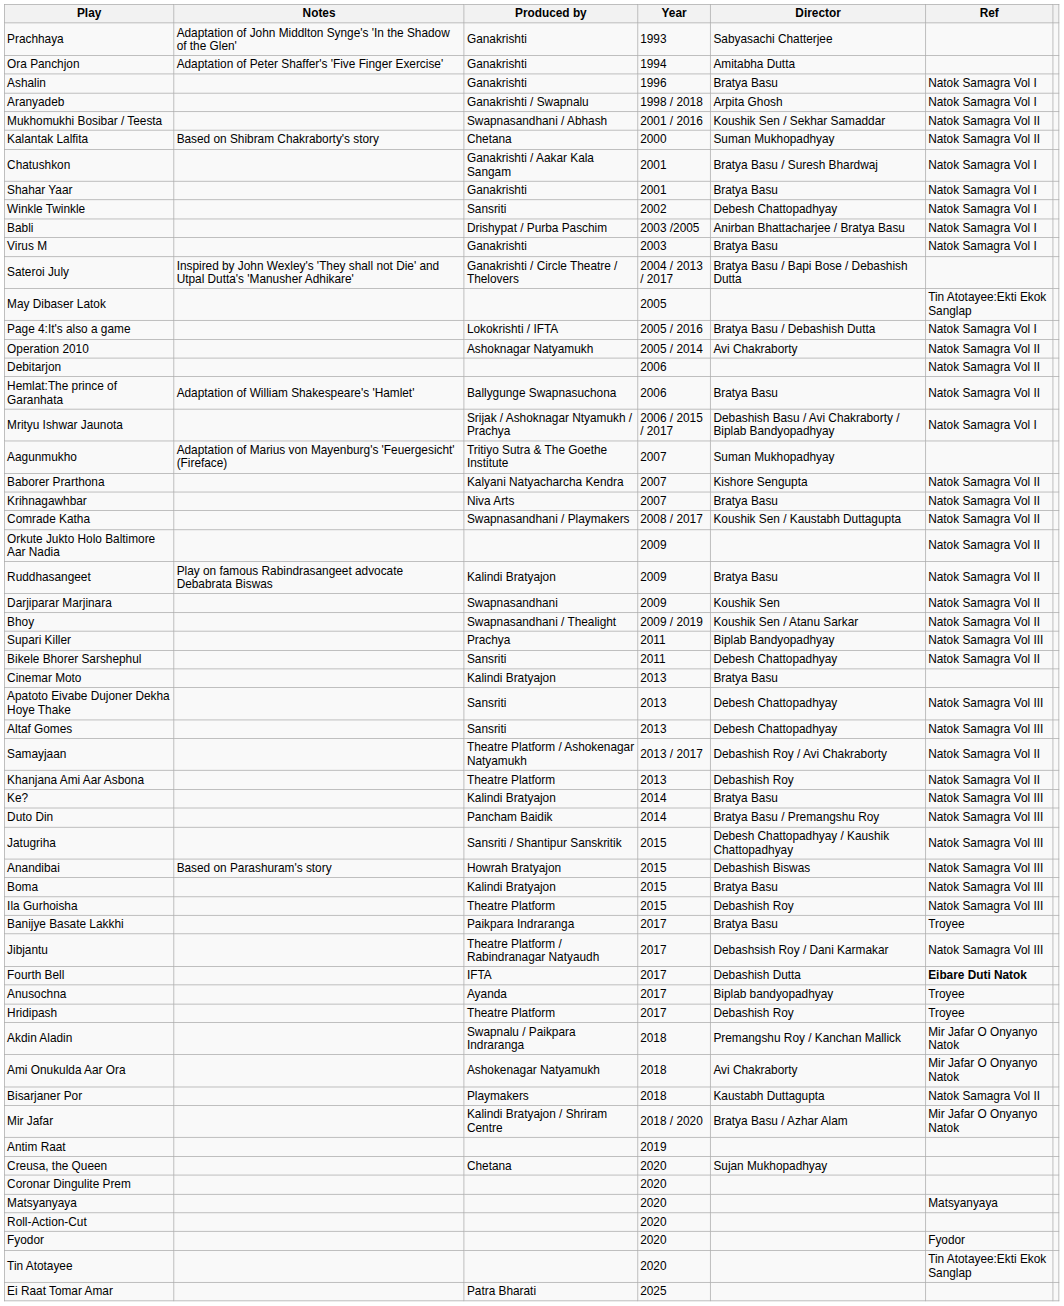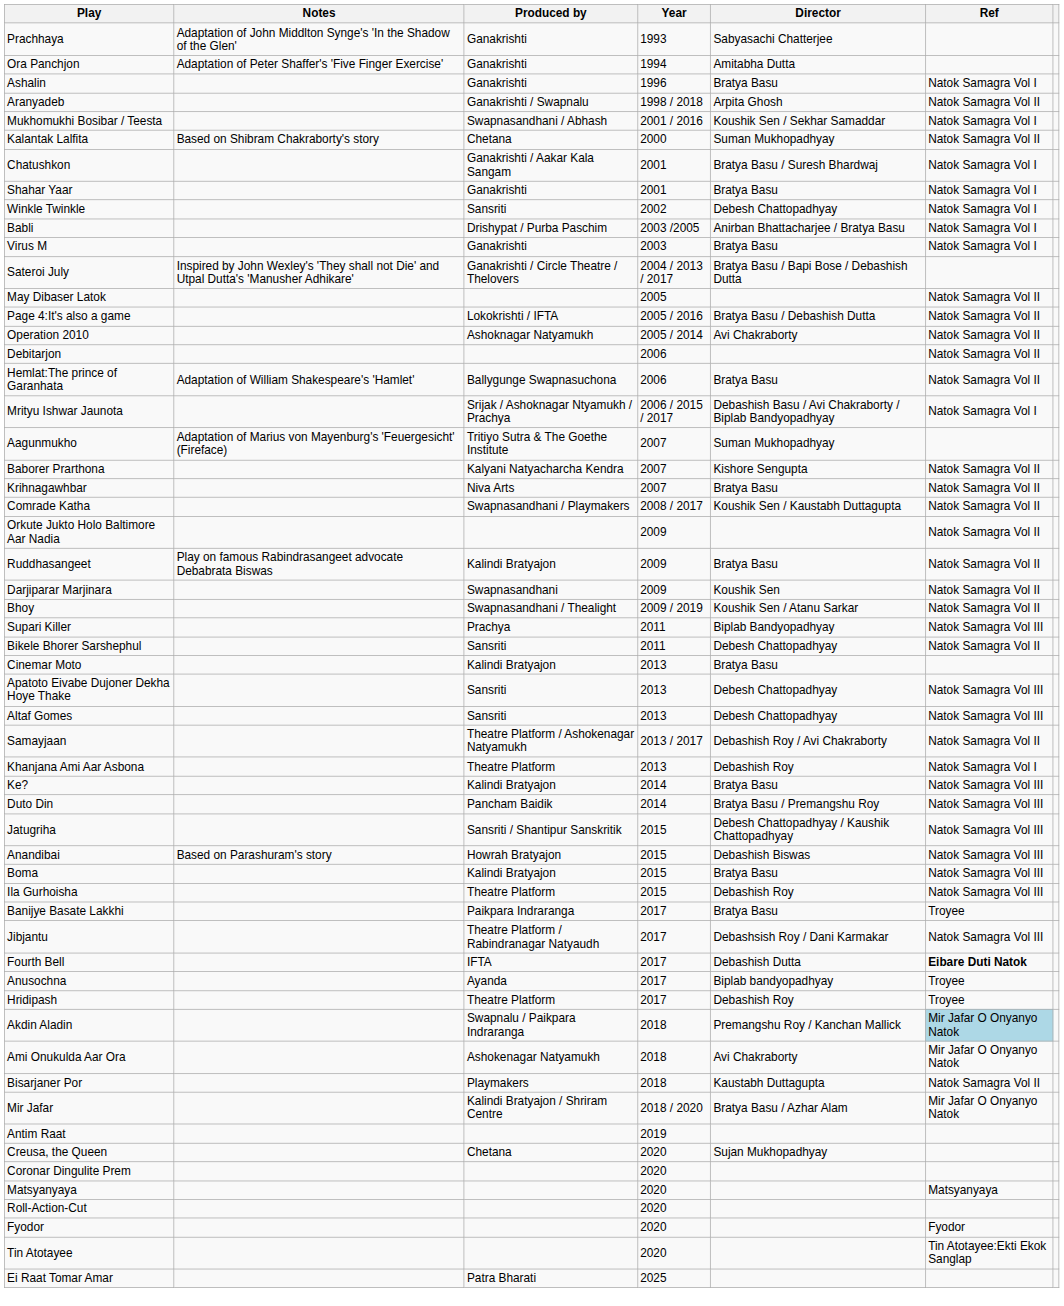(982, 102) Natok Samagra Vol I -> (984, 102) Natok Samagra Vol II
(984, 121) Natok Samagra Vol II -> (982, 121) Natok Samagra Vol I
(987, 304) Tin Atotayee:Ekti Ekok Sanglap -> (984, 297) Natok Samagra Vol II
(982, 330) Natok Samagra Vol I -> (984, 316) Natok Samagra Vol II
(984, 780) Natok Samagra Vol II -> (982, 766) Natok Samagra Vol I
(983, 1038) no background -> (983, 1025) lightblue background
